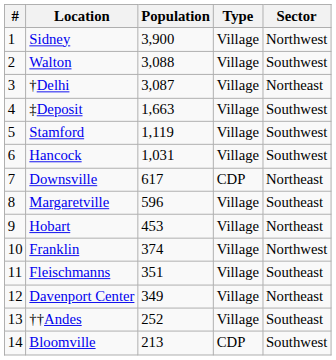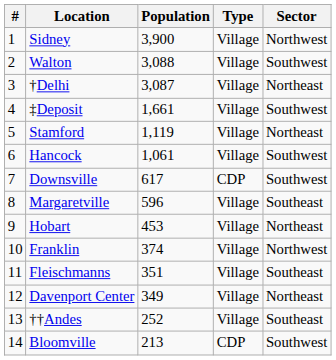(158, 109) 1,663 -> (158, 109) 1,661
(297, 132) Southwest -> (295, 132) Northeast
(158, 156) 1,031 -> (158, 156) 1,061
(295, 179) Northeast -> (297, 179) Southwest
